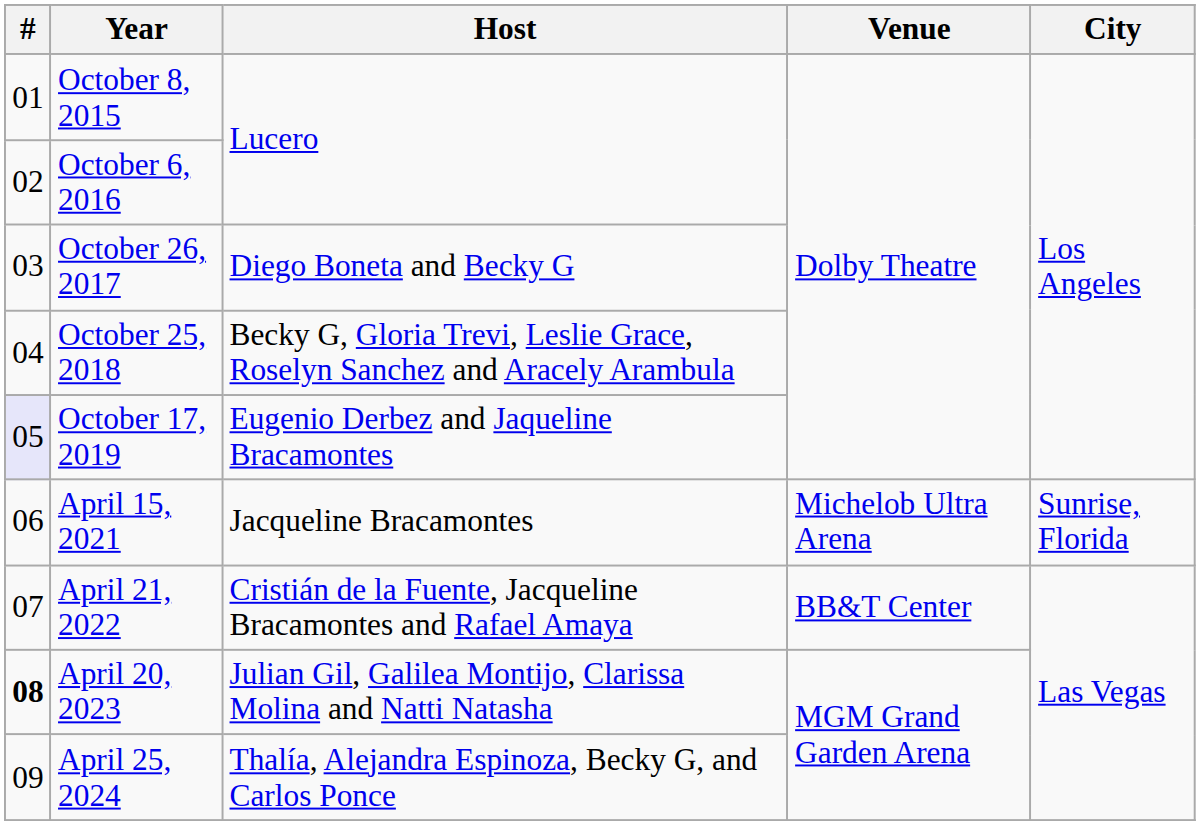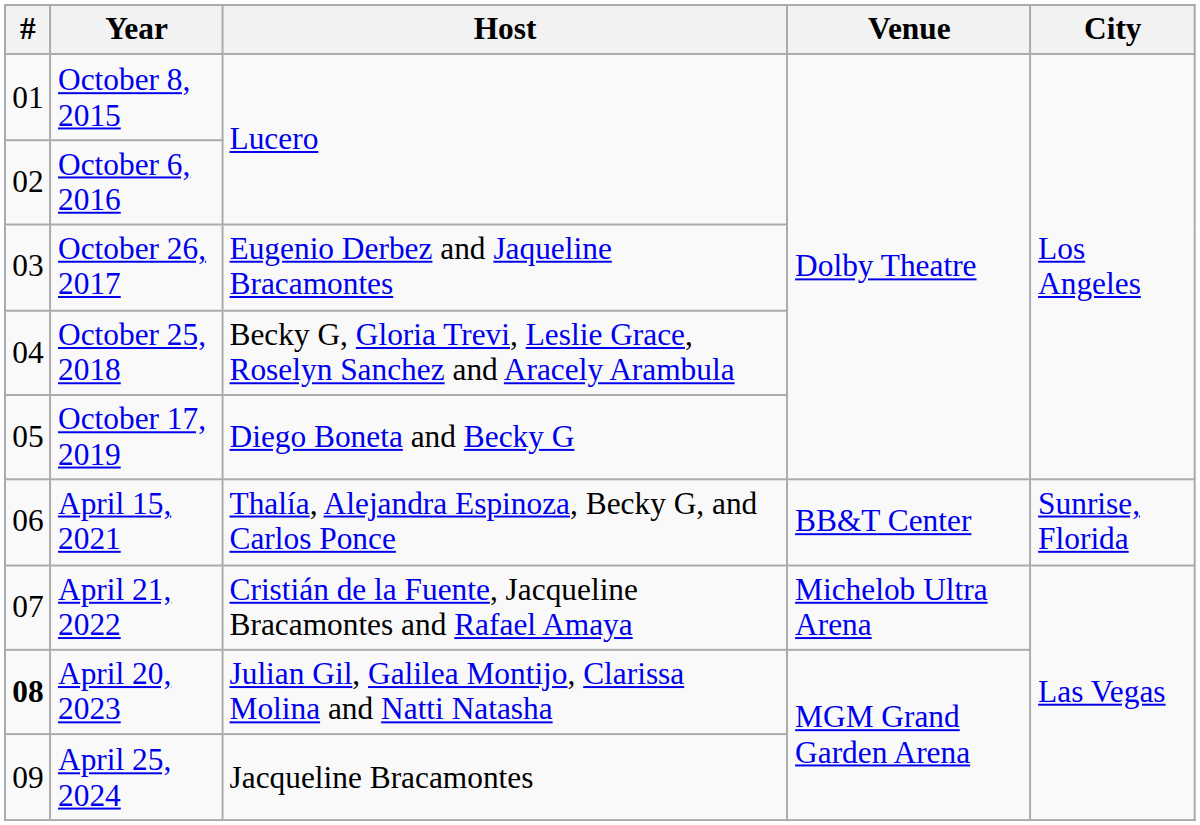(402, 266) Diego Boneta and Becky G -> (421, 266) Eugenio Derbez and Jaqueline Bracamontes
(28, 436) lavender background -> (28, 436) no background
(421, 436) Eugenio Derbez and Jaqueline Bracamontes -> (402, 436) Diego Boneta and Becky G
(381, 521) Jacqueline Bracamontes -> (493, 521) Thalía, Alejandra Espinoza, Becky G, and Carlos Ponce
(891, 521) Michelob Ultra Arena -> (883, 521) BB&T Center
(883, 606) BB&T Center -> (891, 606) Michelob Ultra Arena
(493, 776) Thalía, Alejandra Espinoza, Becky G, and Carlos Ponce -> (381, 776) Jacqueline Bracamontes
